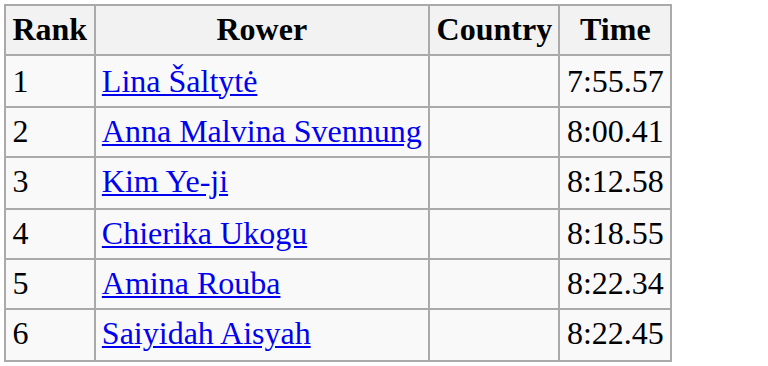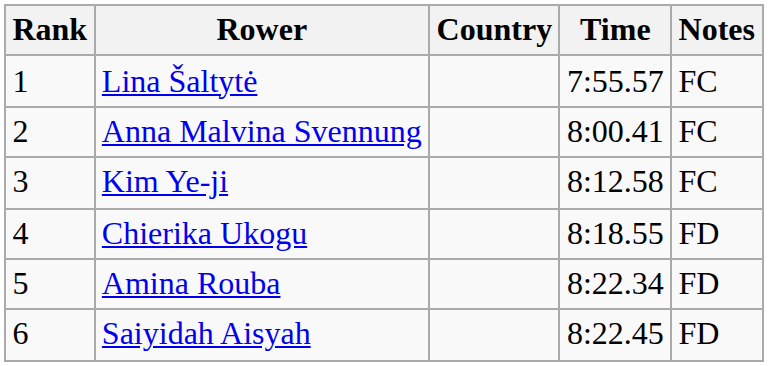+ column: (717, 29)
